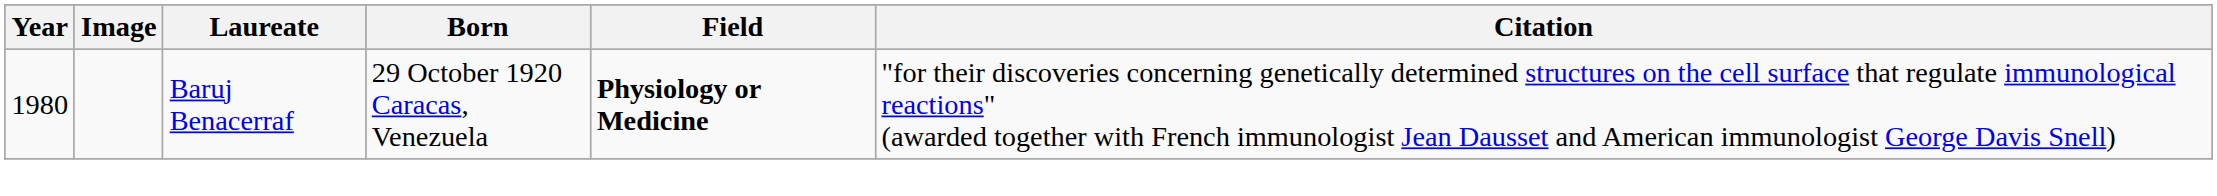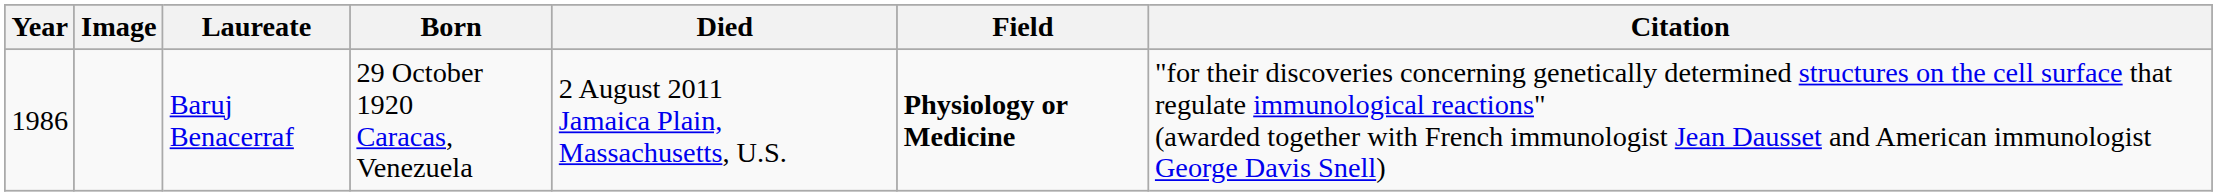+ column: (725, 26)
(40, 103) 1980 -> (40, 119) 1986
